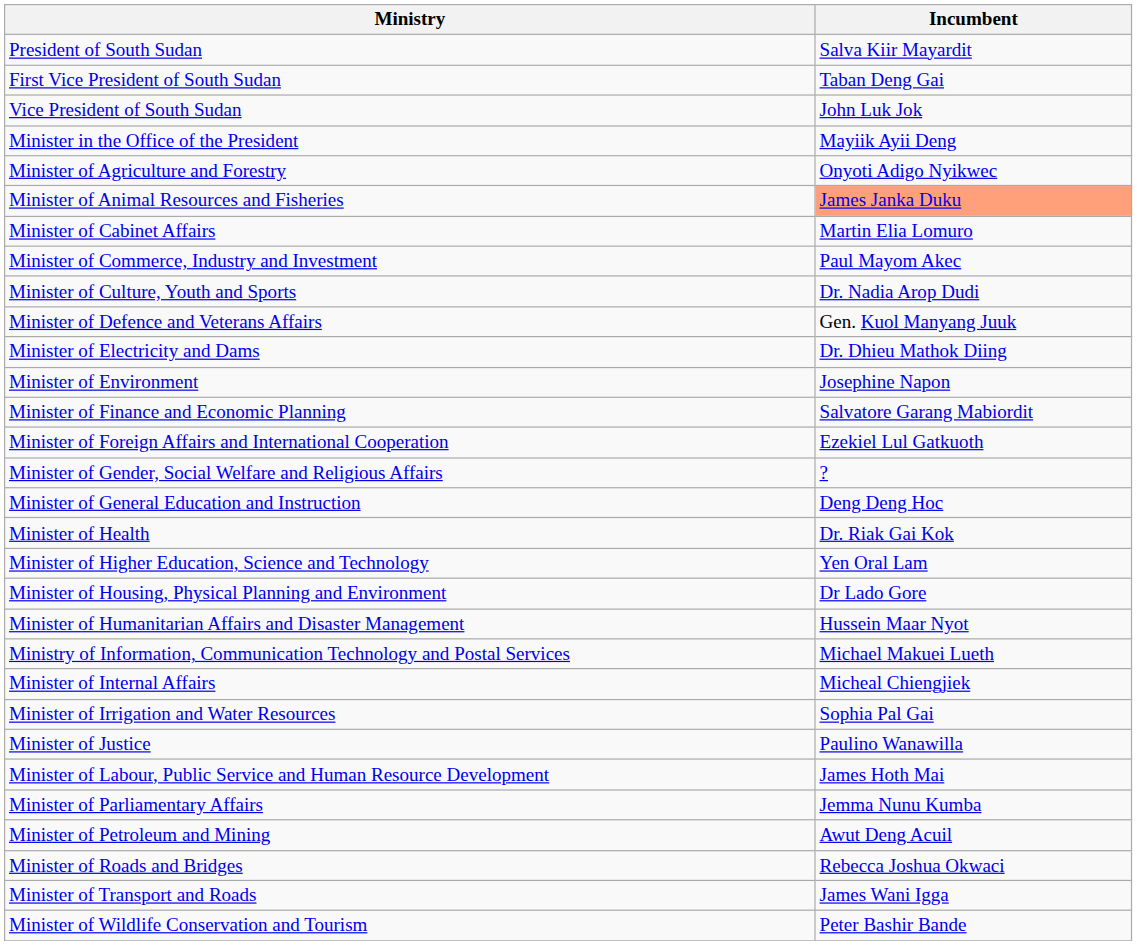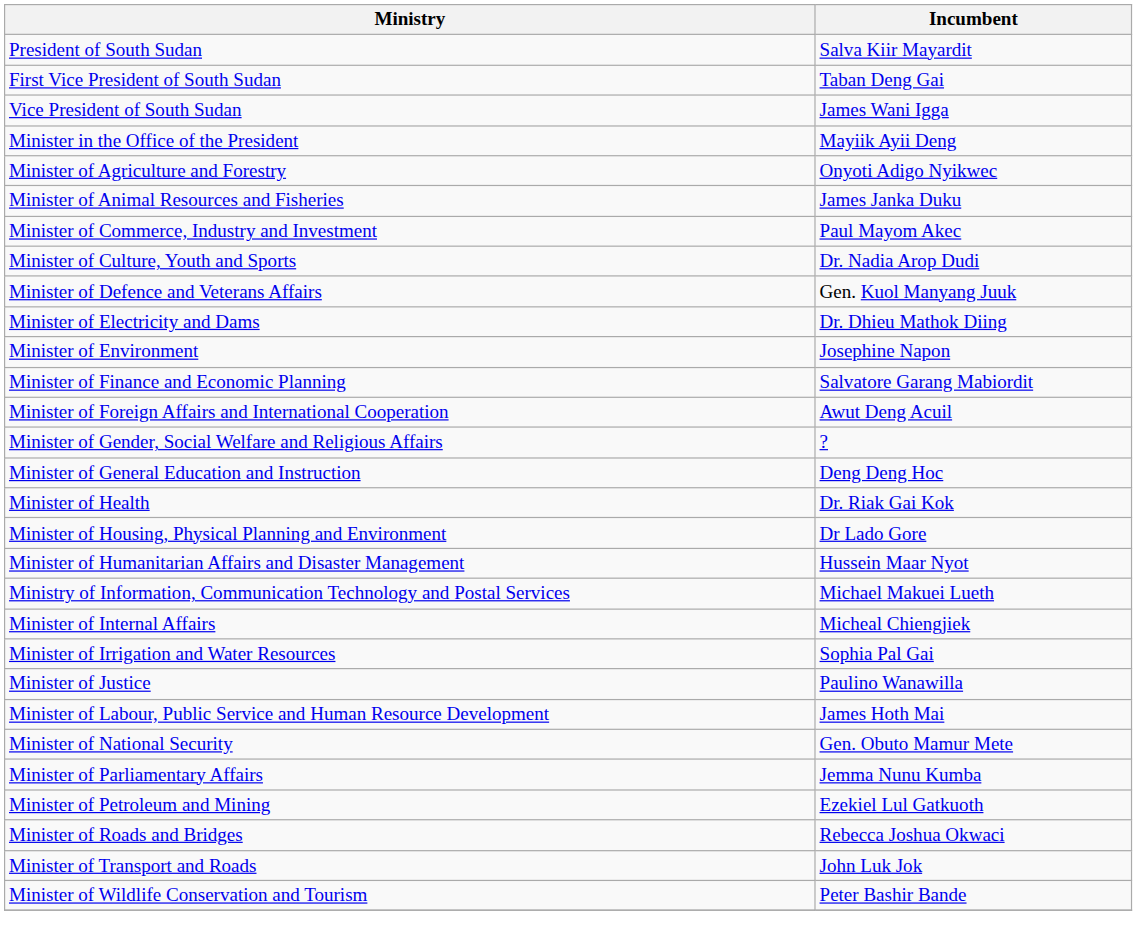(871, 110) John Luk Jok -> (884, 110) James Wani Igga
(890, 200) lightsalmon background -> (890, 200) no background
- row: (112, 230)
(901, 442) Ezekiel Lul Gatkuoth -> (886, 412) Awut Deng Acuil
- row: (219, 563)
+ row: (121, 744)
(886, 834) Awut Deng Acuil -> (901, 804) Ezekiel Lul Gatkuoth
(884, 895) James Wani Igga -> (871, 865) John Luk Jok
